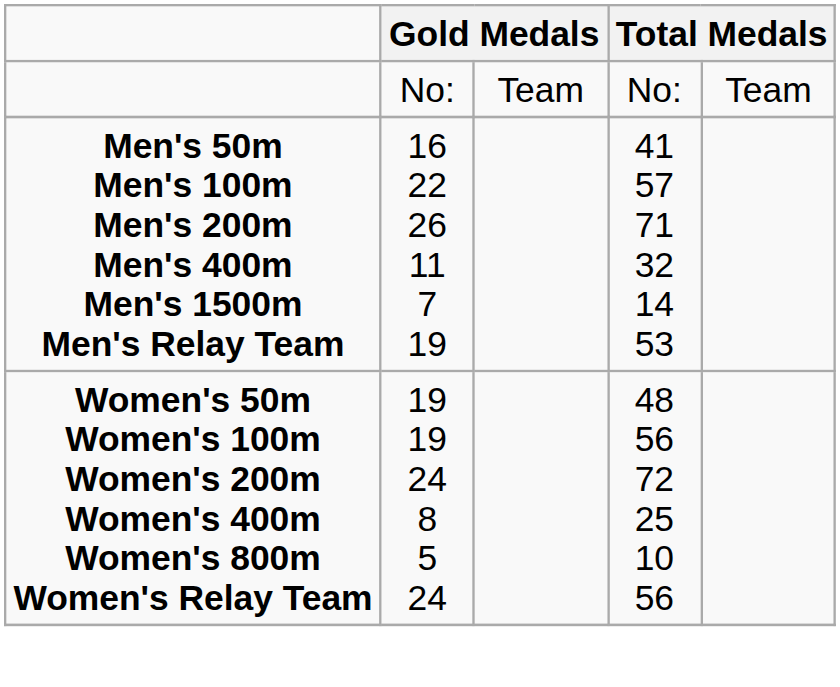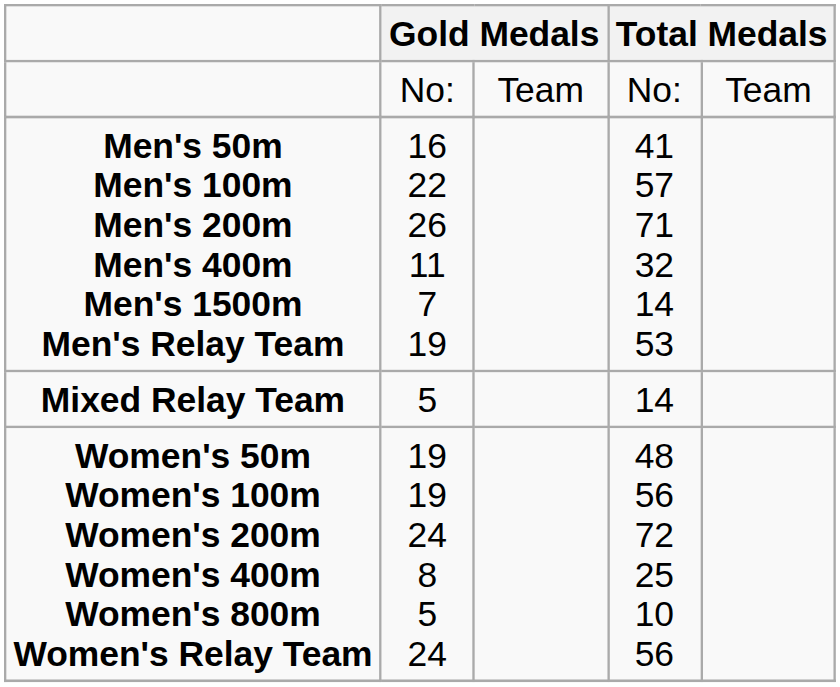+ row: (193, 400)
